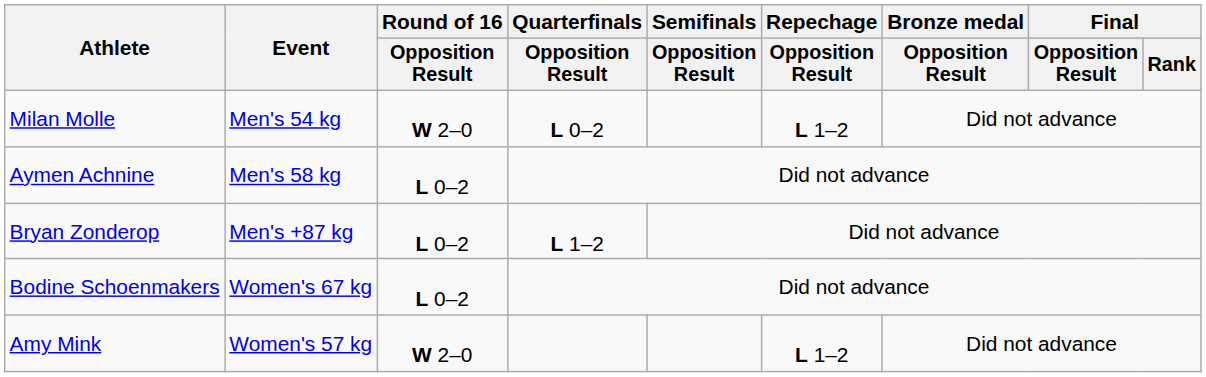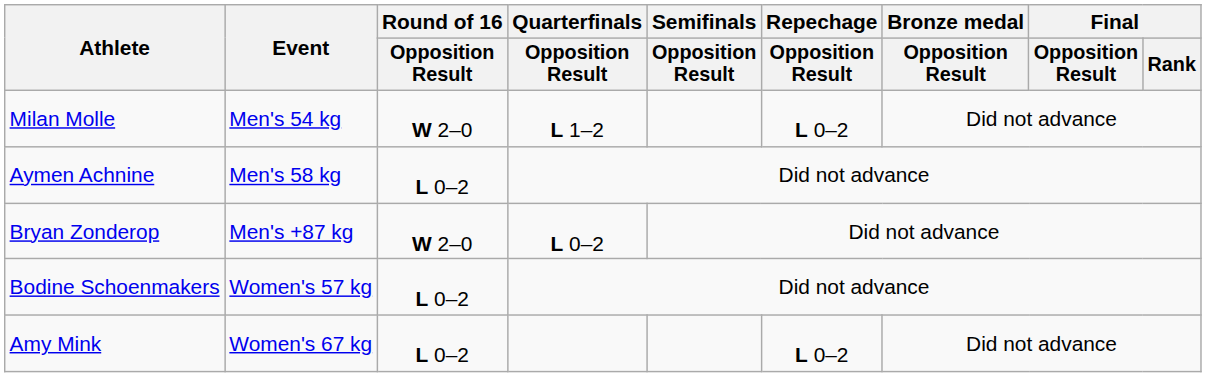(577, 131) L 0–2 -> (577, 131) L 1–2
(822, 131) L 1–2 -> (822, 131) L 0–2
(442, 243) L 0–2 -> (442, 243) W 2–0
(577, 243) L 1–2 -> (577, 243) L 0–2
(301, 288) Women's 67 kg -> (301, 288) Women's 57 kg
(301, 344) Women's 57 kg -> (301, 344) Women's 67 kg
(442, 355) W 2–0 -> (442, 355) L 0–2
(822, 355) L 1–2 -> (822, 355) L 0–2
